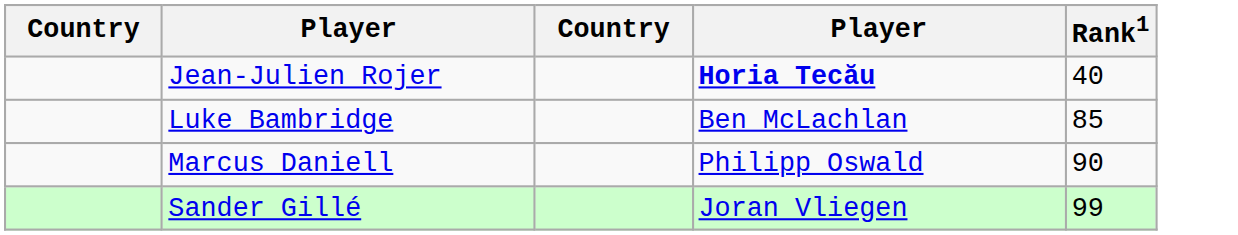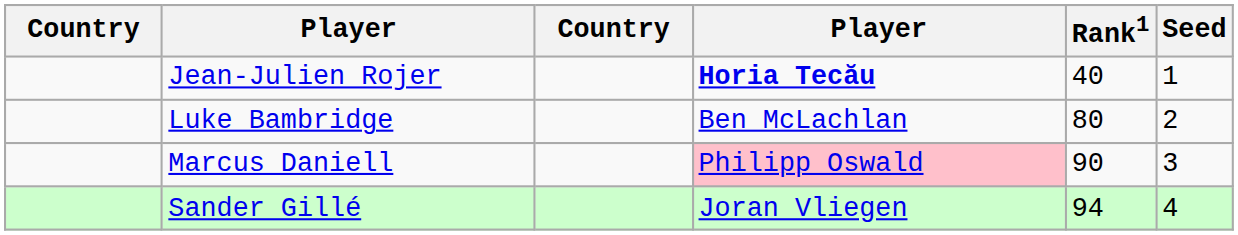+ column: (1194, 30)
(1088, 121) 85 -> (1088, 121) 80
(811, 165) no background -> (811, 165) pink background
(1088, 208) 99 -> (1088, 208) 94
